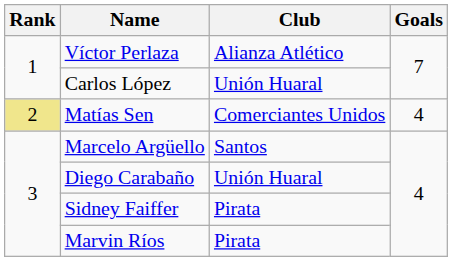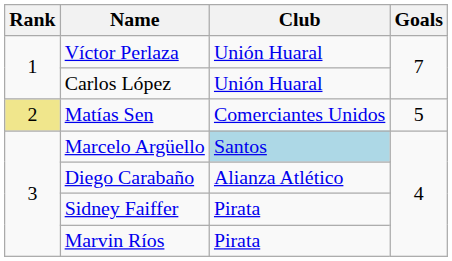(279, 51) Alianza Atlético -> (268, 51) Unión Huaral
(419, 114) 4 -> (419, 114) 5
(240, 146) no background -> (240, 146) lightblue background
(268, 177) Unión Huaral -> (279, 177) Alianza Atlético
